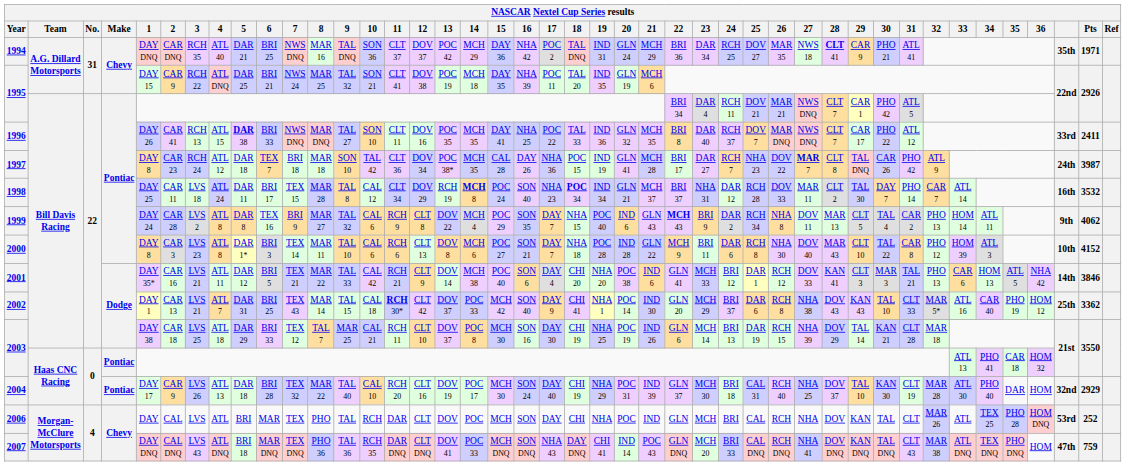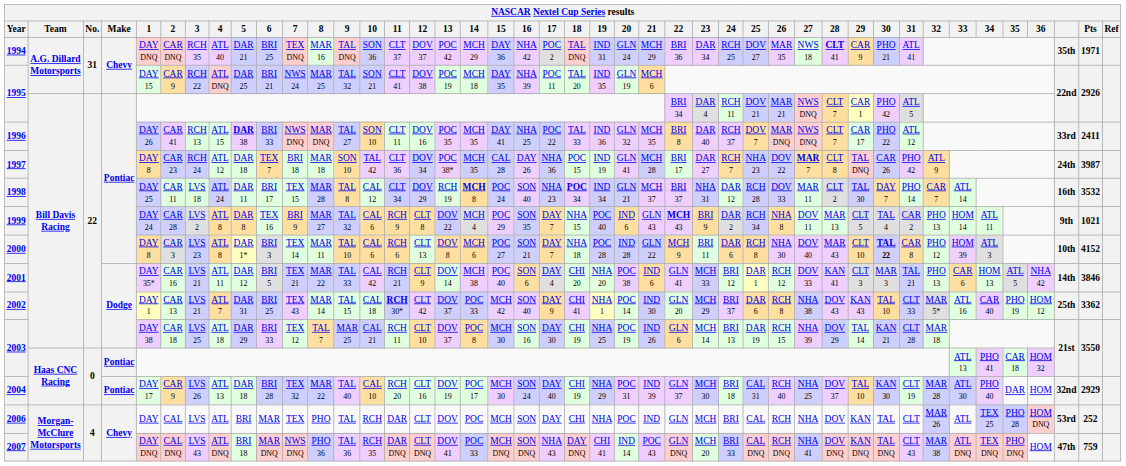(295, 51) NWS DNQ -> (295, 51) TEX DNQ
(1090, 221) 4062 -> (1090, 221) 1021
(886, 248) normal -> (886, 249) bold
(295, 446) TEX DNQ -> (295, 446) NWS DNQ
